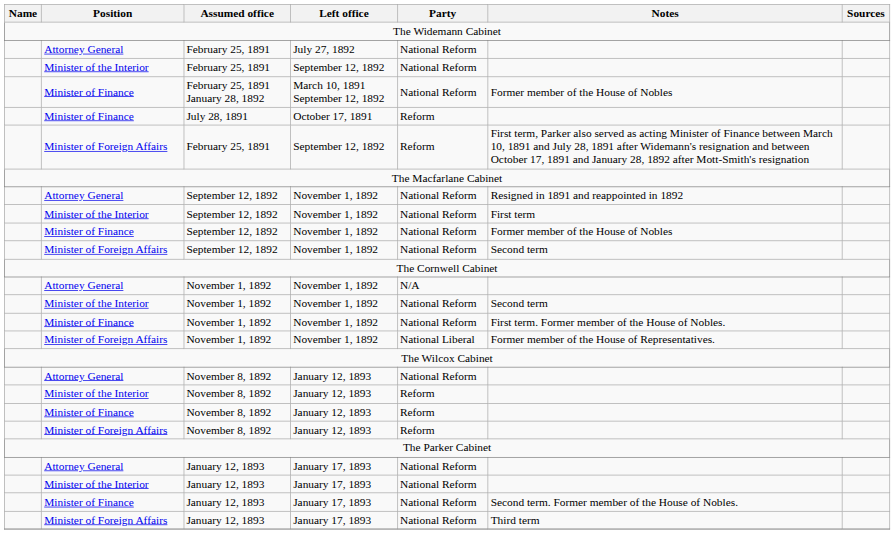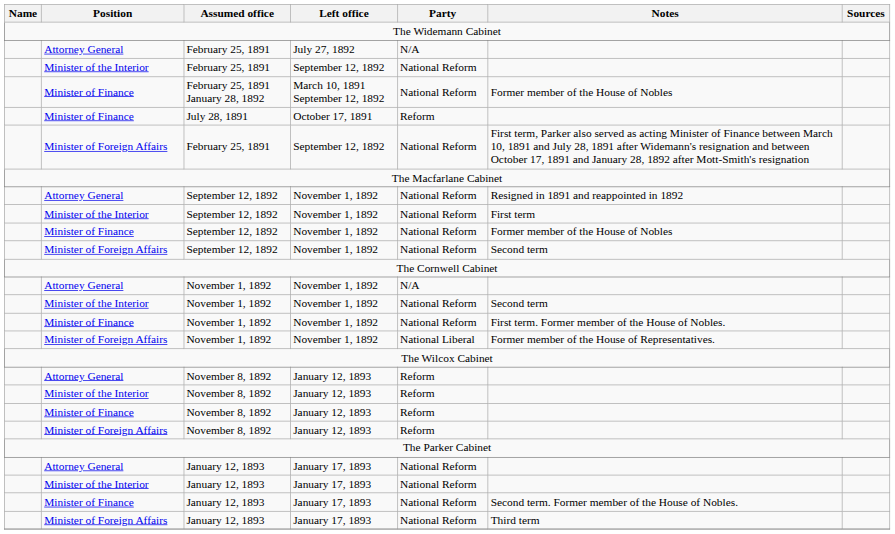(438, 49) National Reform -> (410, 49) N/A
(417, 147) Reform -> (438, 147) National Reform
(438, 376) National Reform -> (417, 376) Reform
